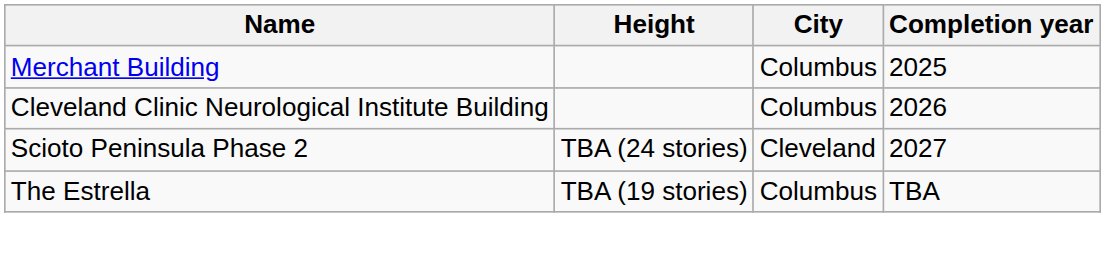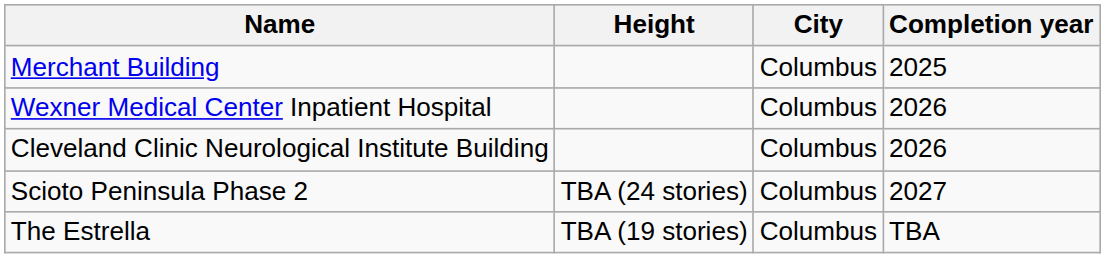+ row: (251, 107)
(818, 149) Cleveland -> (818, 190) Columbus
